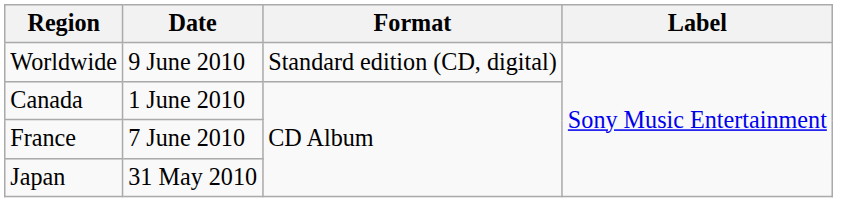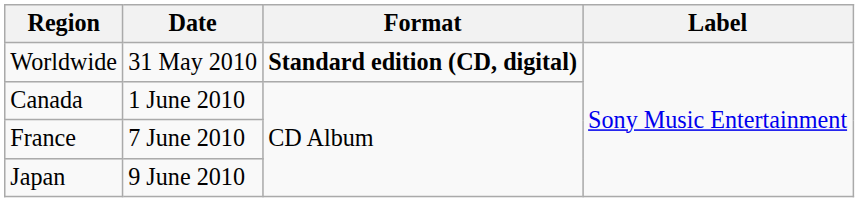(187, 61) 9 June 2010 -> (193, 61) 31 May 2010
(412, 61) normal -> (423, 61) bold
(193, 176) 31 May 2010 -> (187, 176) 9 June 2010
